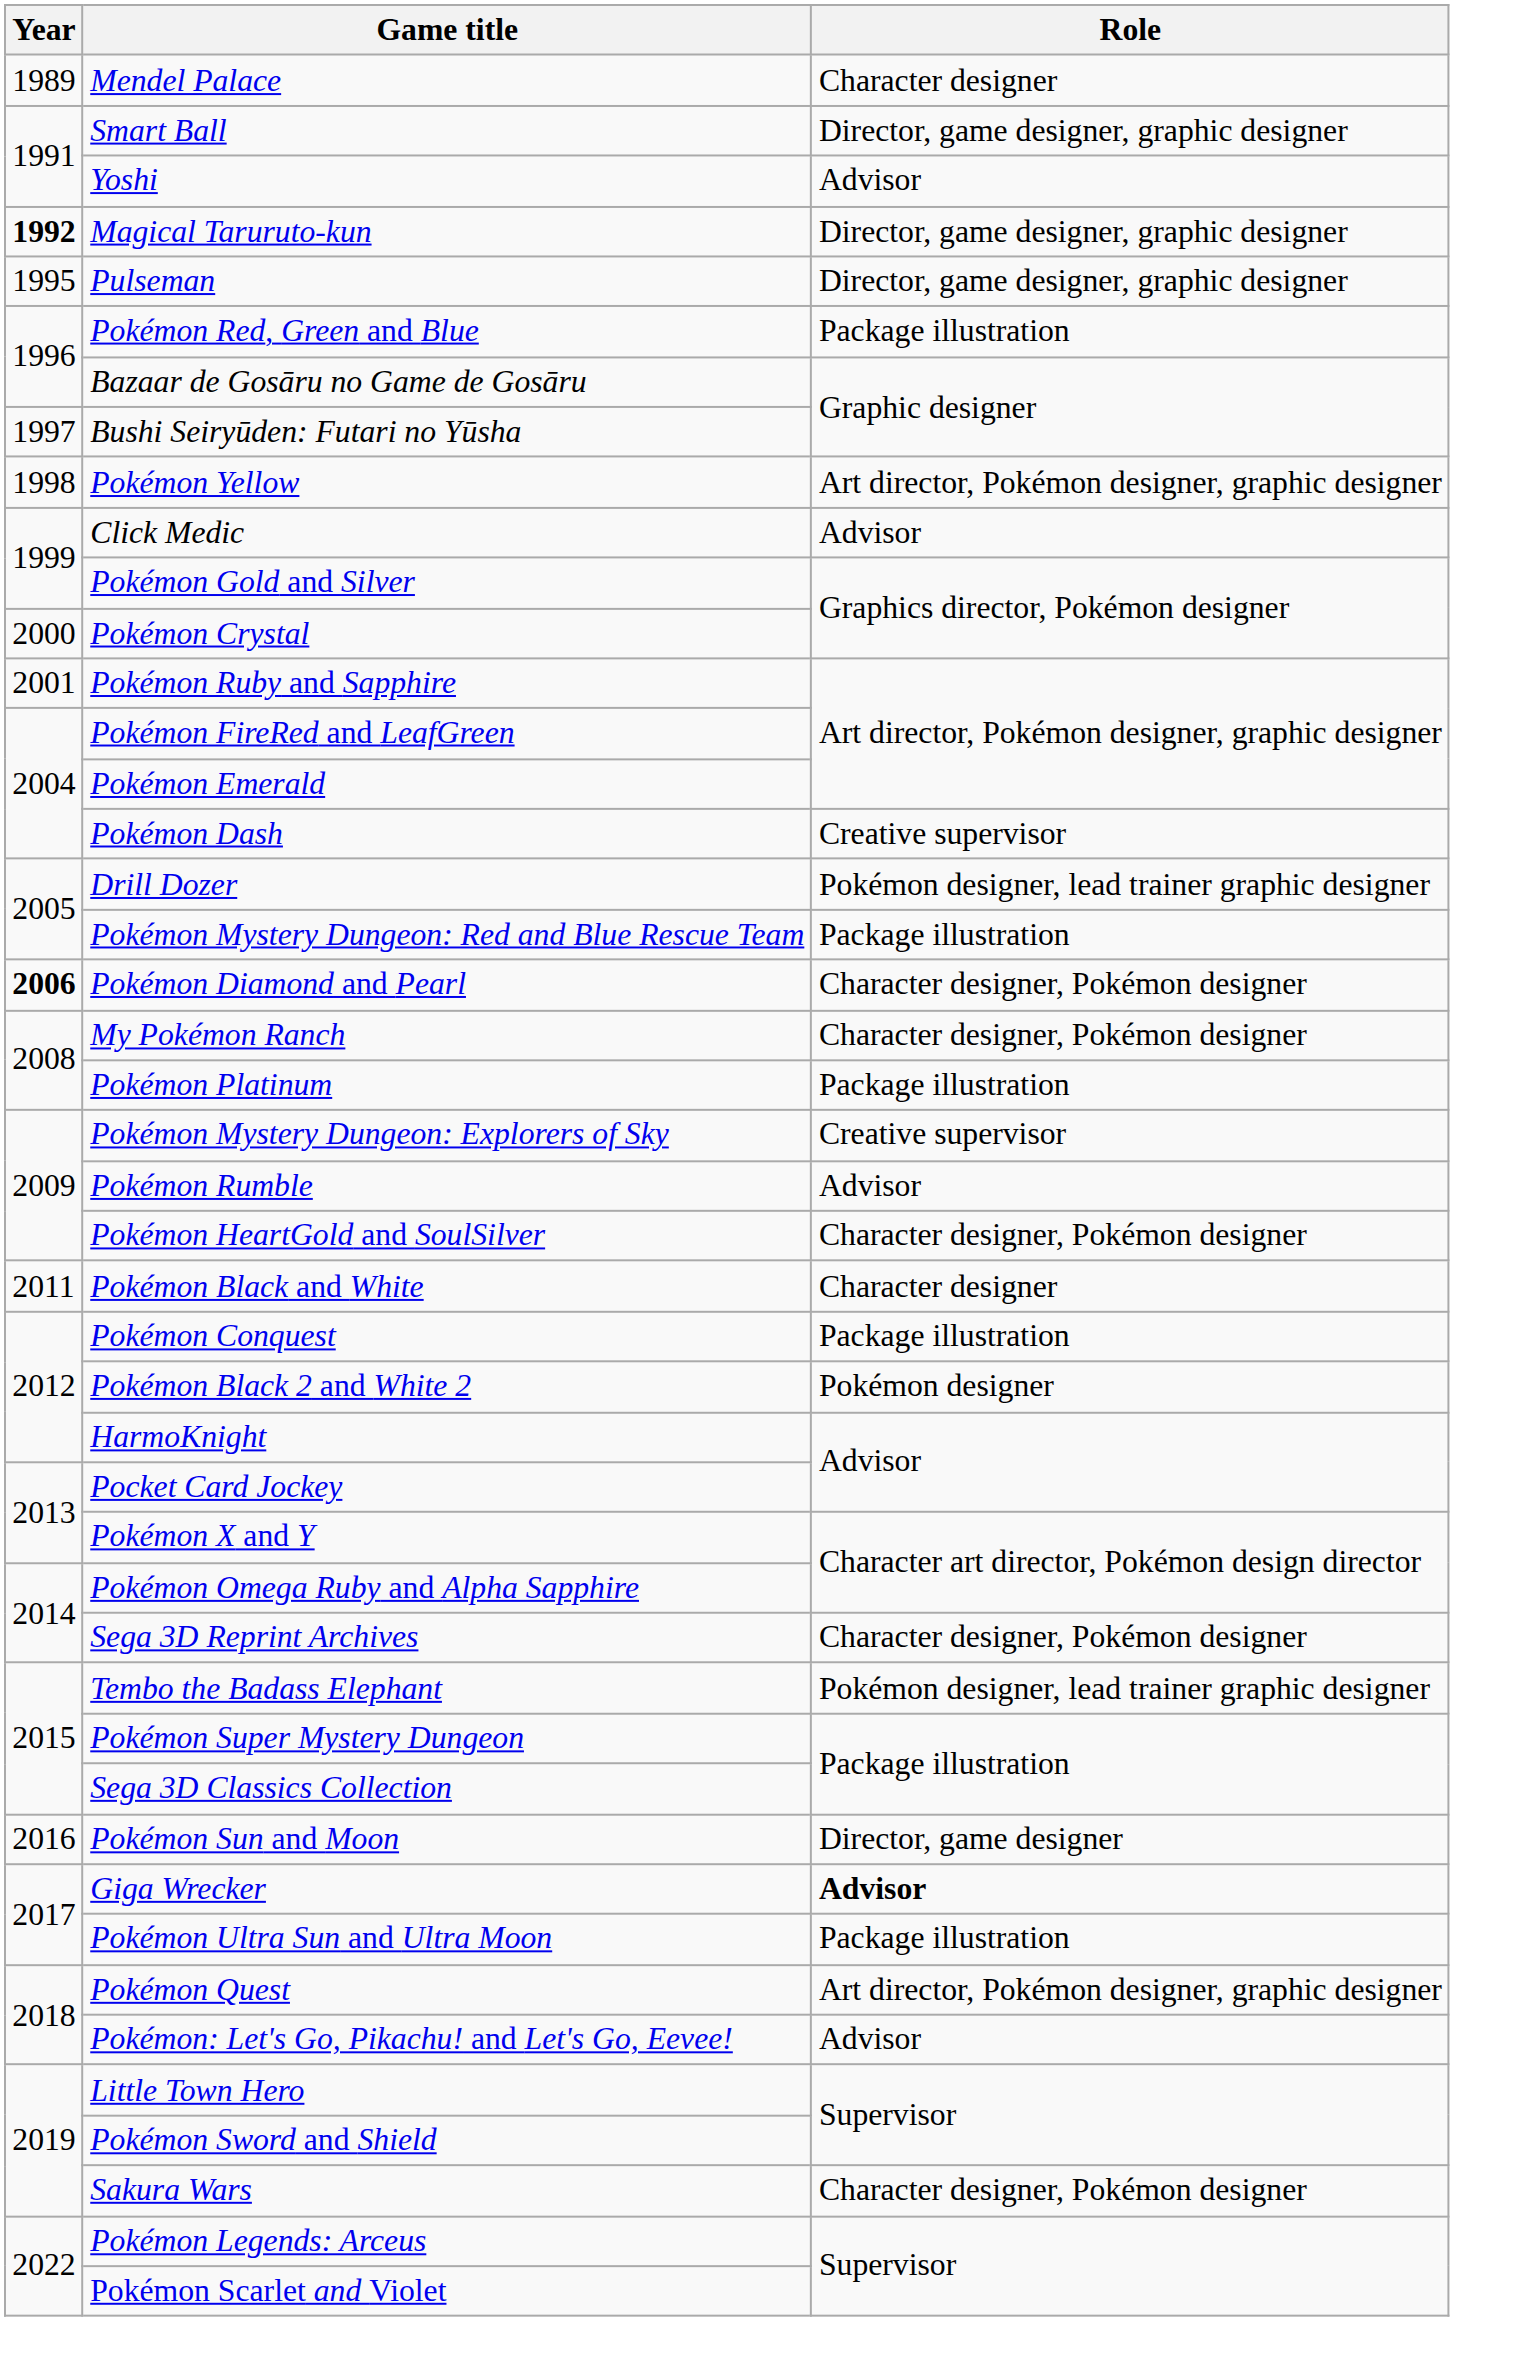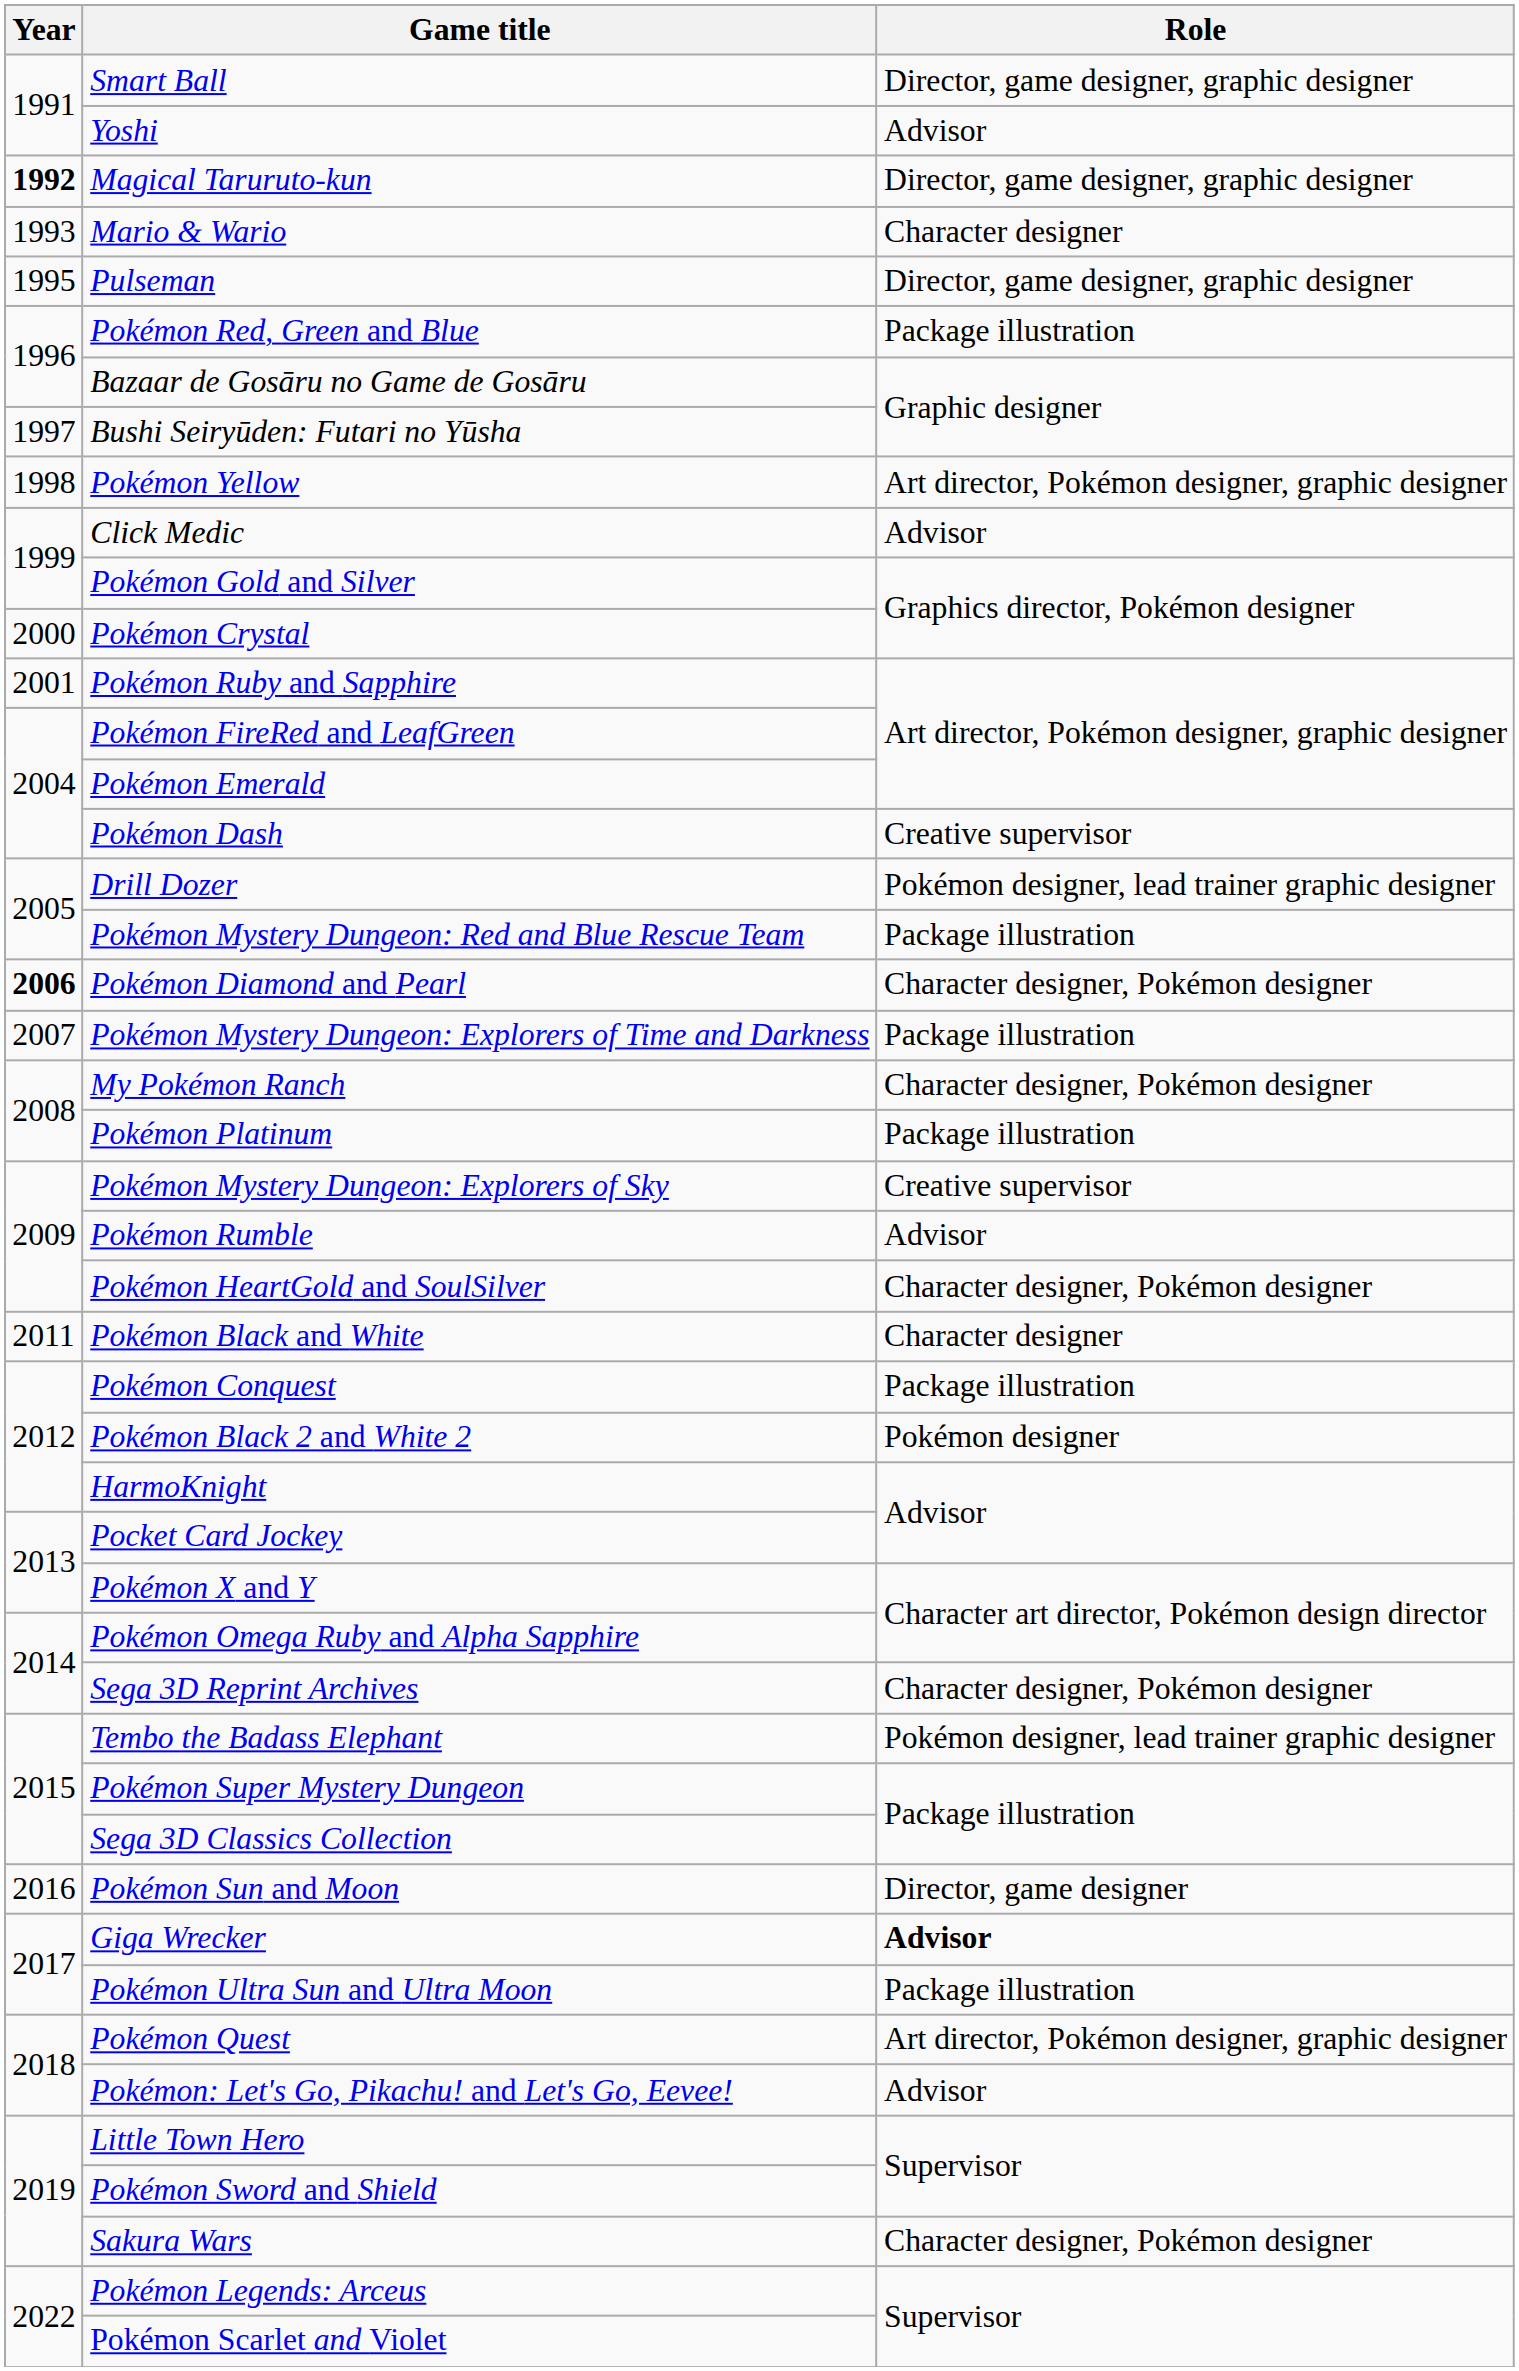- row: (186, 79)
+ row: (188, 230)
+ row: (480, 1034)
